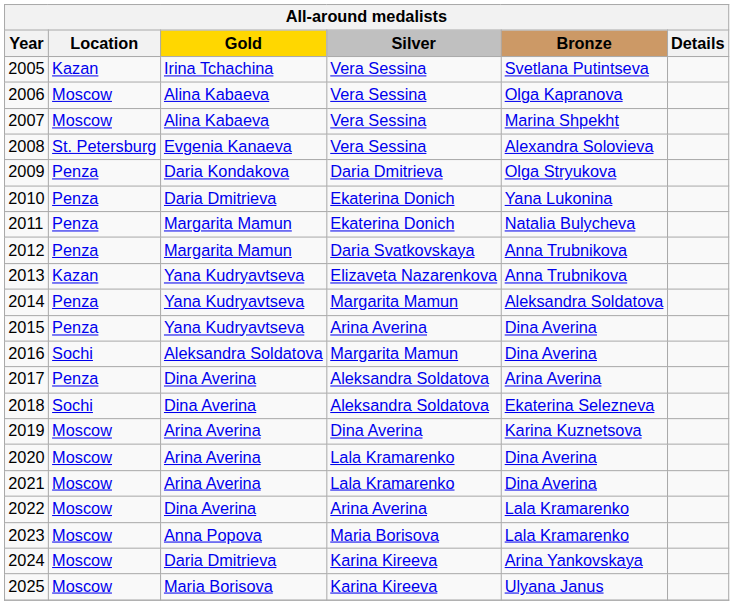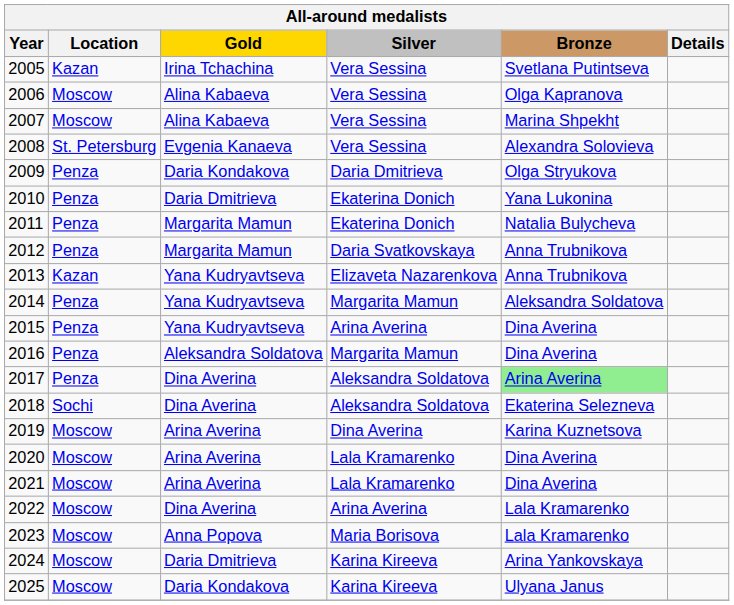(73, 353) Sochi -> (75, 353) Penza
(553, 379) no background -> (553, 379) lightgreen background
(218, 586) Maria Borisova -> (227, 586) Daria Kondakova
